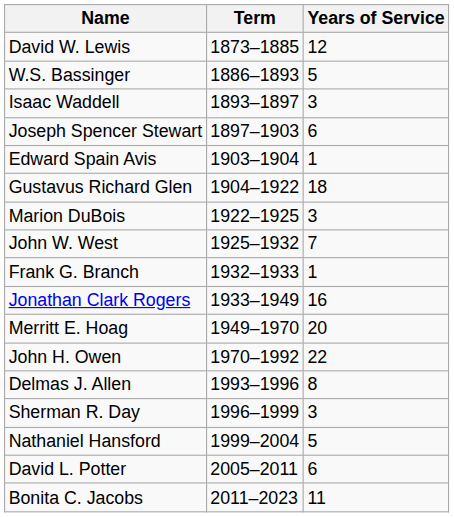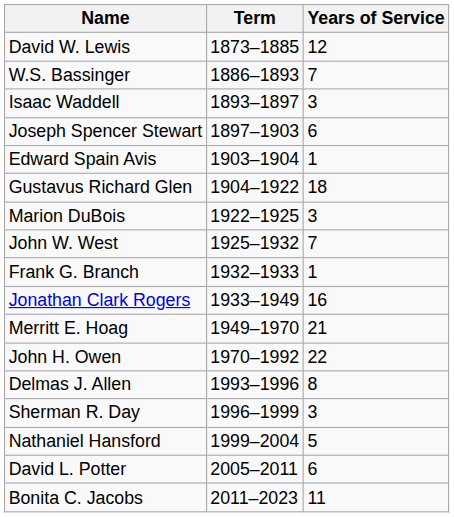(312, 74) 5 -> (312, 74) 7
(317, 328) 20 -> (317, 328) 21
